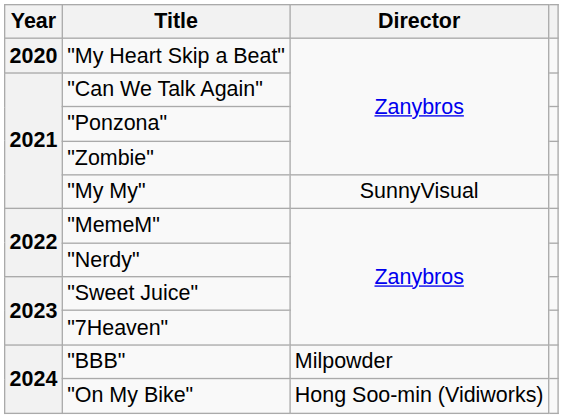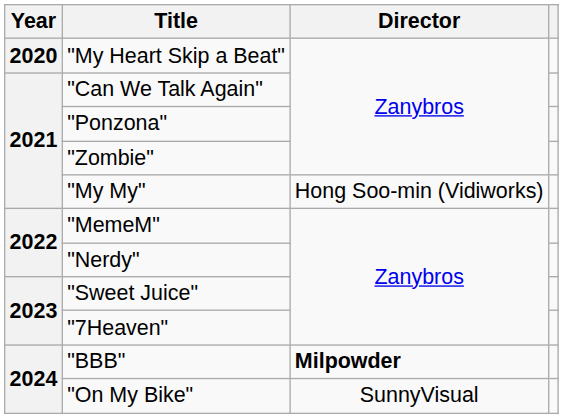(419, 191) SunnyVisual -> (419, 191) Hong Soo-min (Vidiworks)
(344, 361) normal -> (348, 361) bold
(419, 395) Hong Soo-min (Vidiworks) -> (419, 395) SunnyVisual
